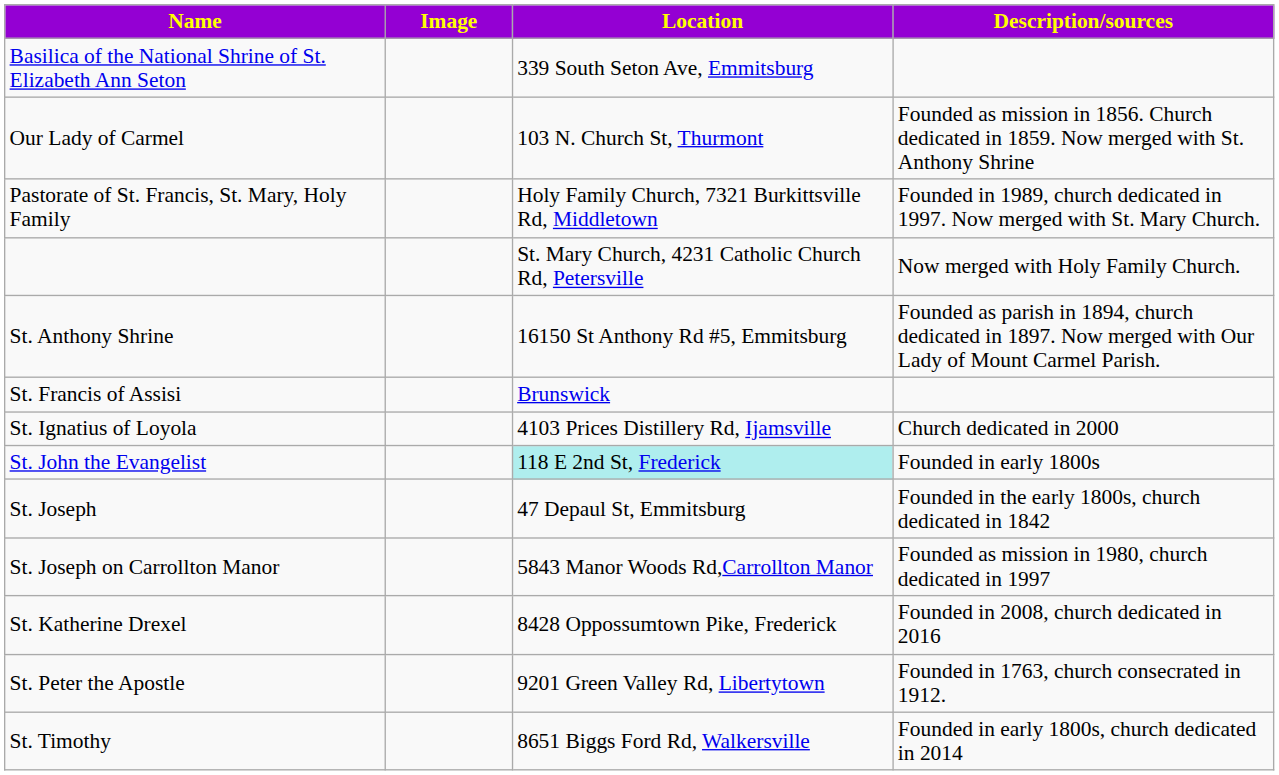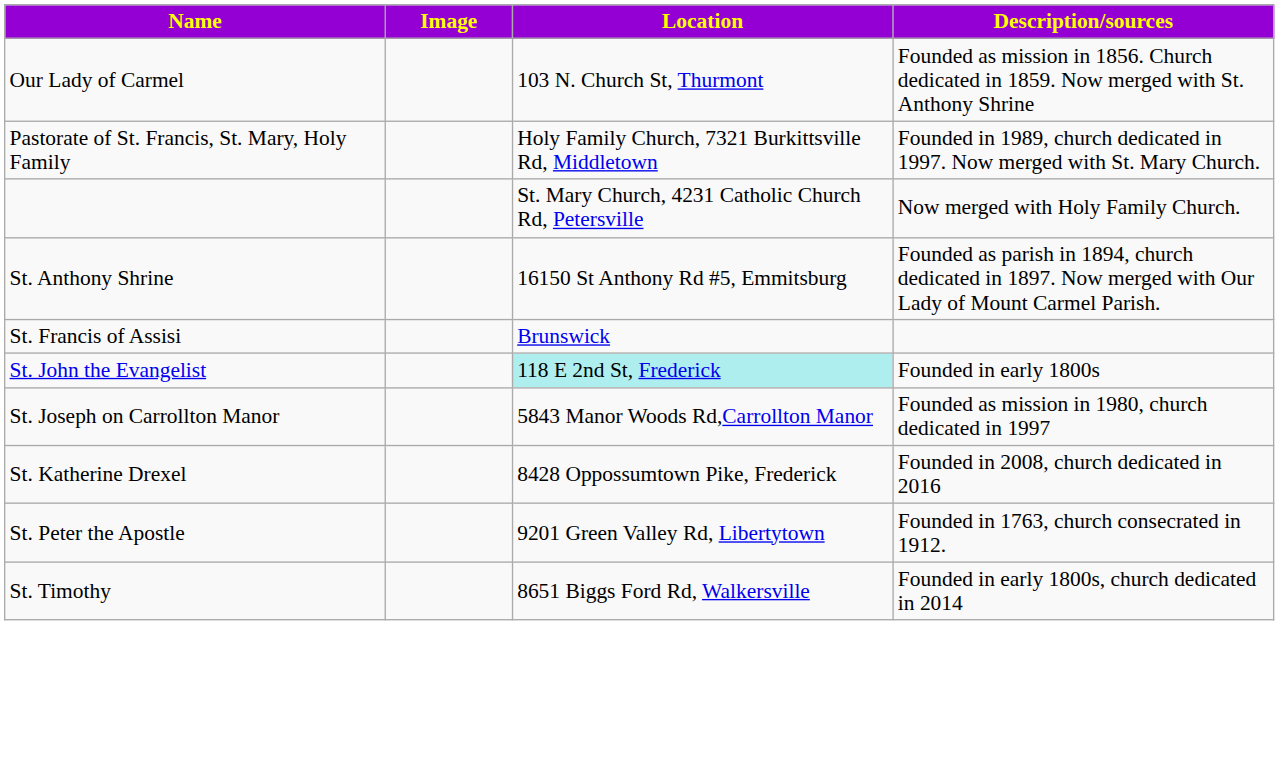- row: (168, 67)
- row: (103, 428)
- row: (53, 508)
